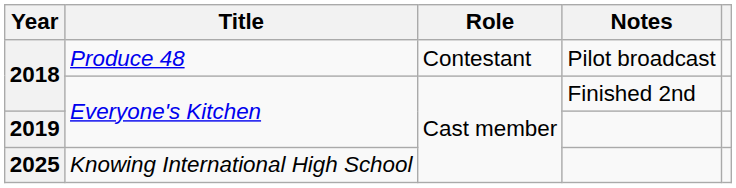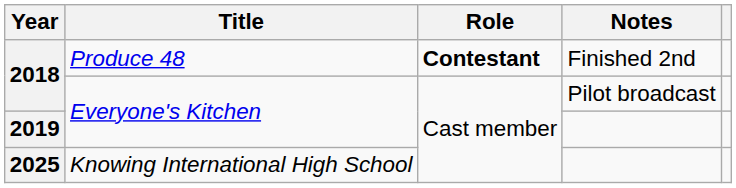(477, 57) normal -> (481, 57) bold
(642, 57) Pilot broadcast -> (632, 57) Finished 2nd
(632, 93) Finished 2nd -> (642, 93) Pilot broadcast
